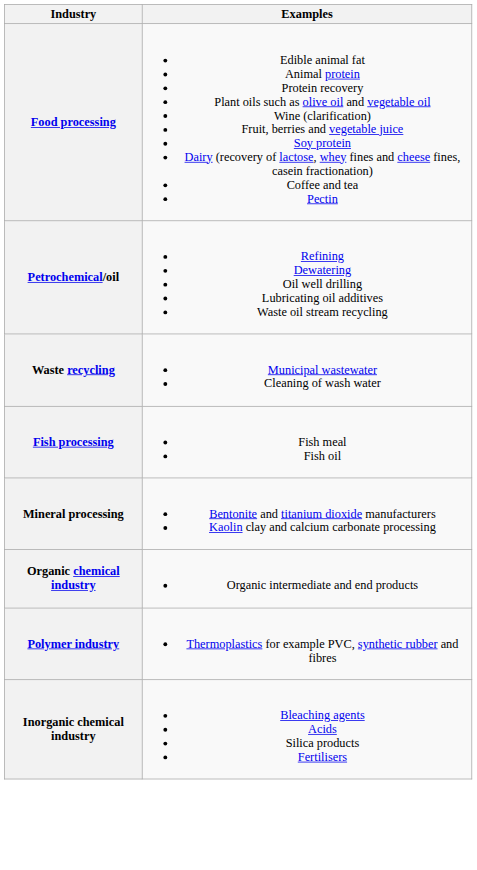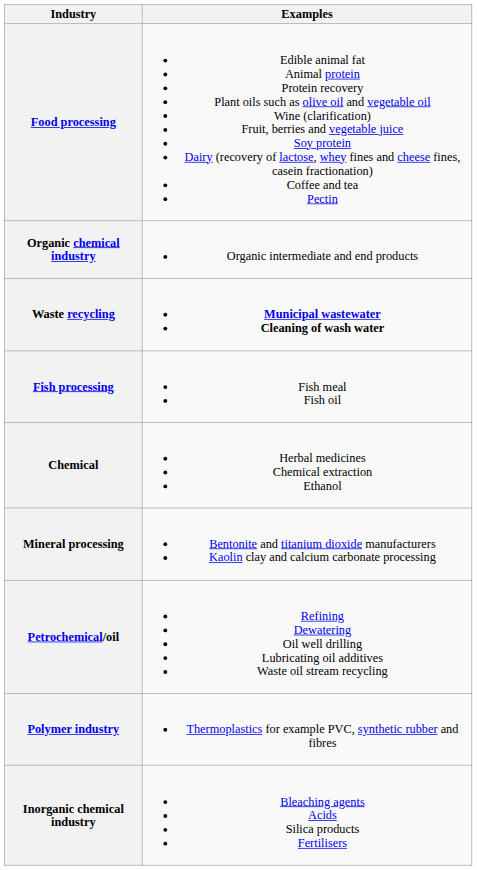rows swapped: (73, 277) <-> (73, 578)
(307, 377) normal -> (307, 321) bold
+ row: (73, 465)
